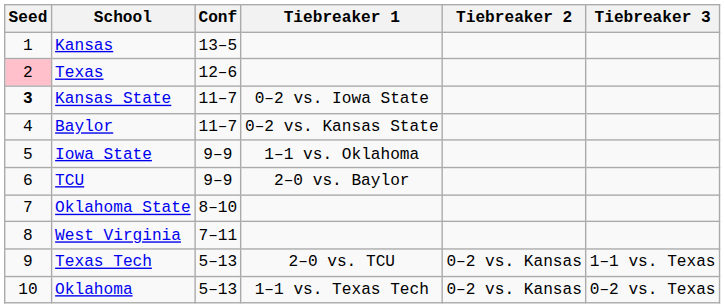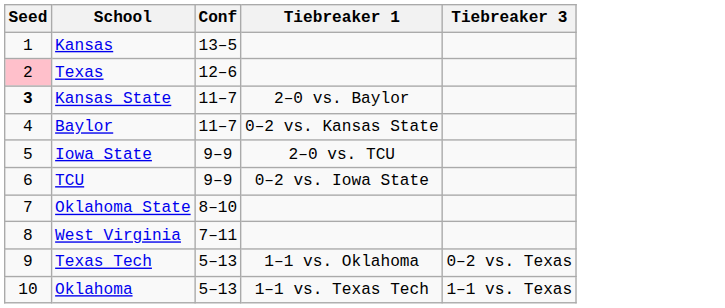- column: (514, 18)
(342, 99) 0–2 vs. Iowa State -> (342, 99) 2–0 vs. Baylor
(342, 154) 1–1 vs. Oklahoma -> (342, 154) 2–0 vs. TCU
(342, 181) 2–0 vs. Baylor -> (342, 181) 0–2 vs. Iowa State
(342, 262) 2–0 vs. TCU -> (342, 262) 1–1 vs. Oklahoma
(653, 262) 1–1 vs. Texas -> (509, 262) 0–2 vs. Texas
(653, 289) 0–2 vs. Texas -> (509, 289) 1–1 vs. Texas
